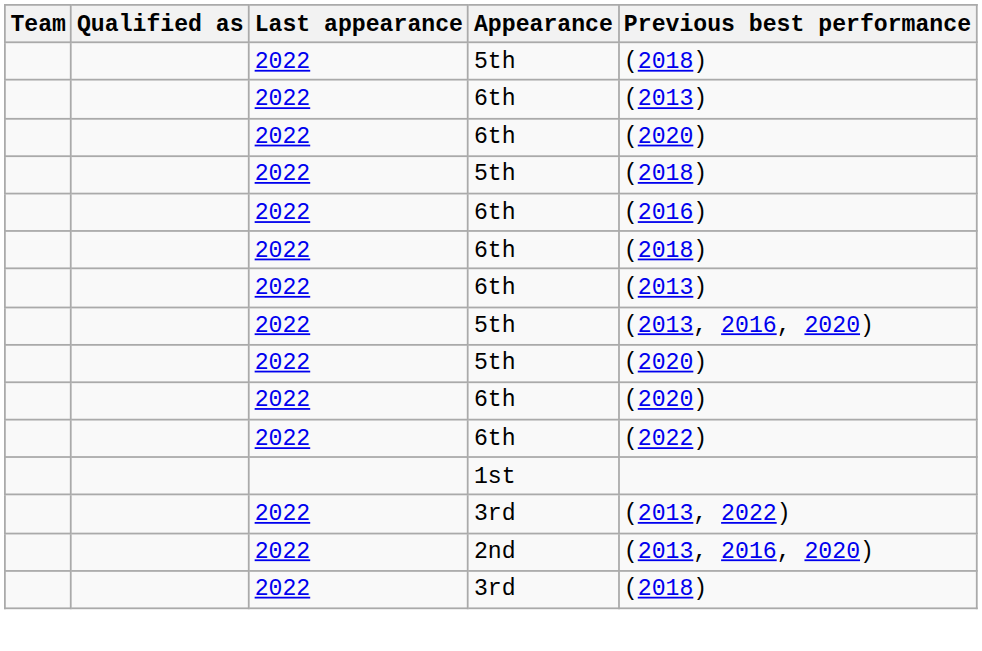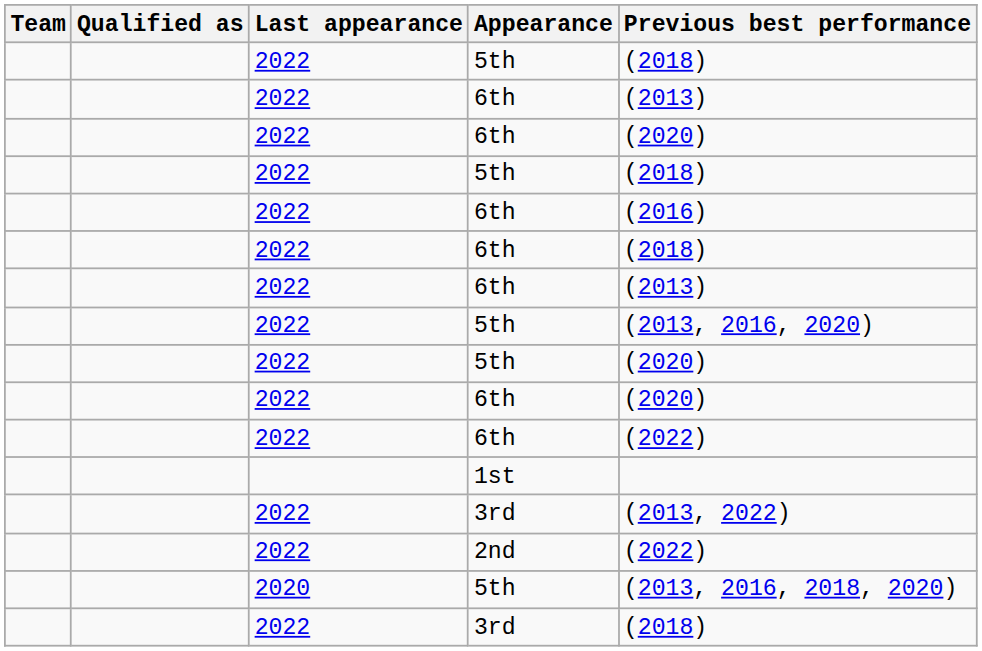(749, 552) (2013, 2016, 2020) -> (666, 552) (2022)
+ row: (282, 589)
